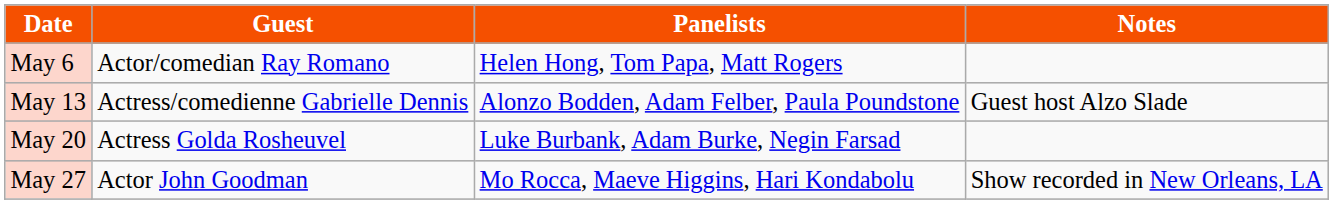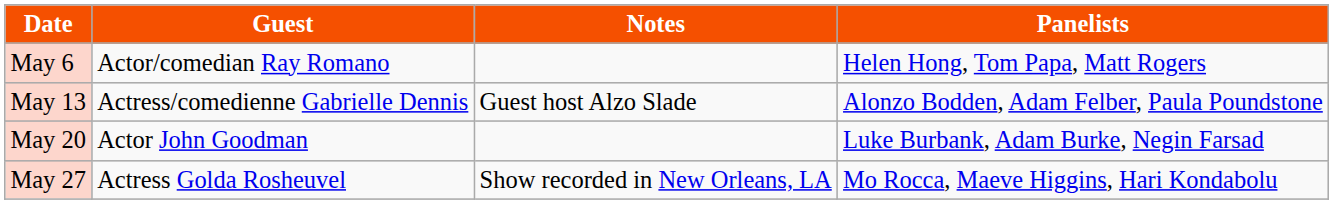columns swapped: (719, 23) <-> (1147, 23)
(222, 140) Actress Golda Rosheuvel -> (203, 140) Actor John Goodman
(203, 179) Actor John Goodman -> (222, 179) Actress Golda Rosheuvel
